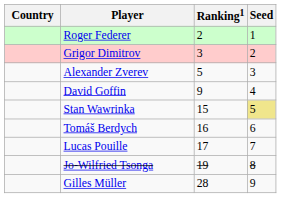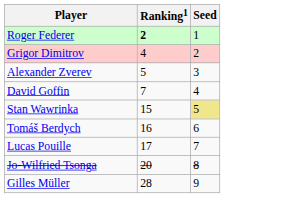- column: (33, 15)
(200, 35) normal -> (143, 35) bold
(200, 53) 3 -> (143, 53) 4
(200, 91) 9 -> (143, 91) 7
(203, 165) 19 -> (146, 165) 20
